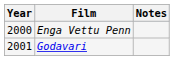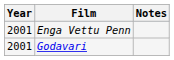(19, 30) 2000 -> (19, 30) 2001
